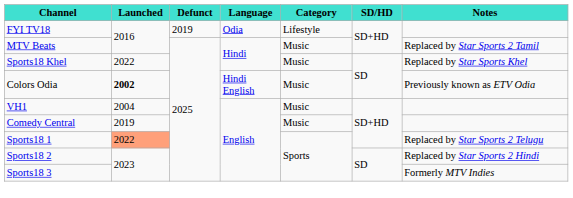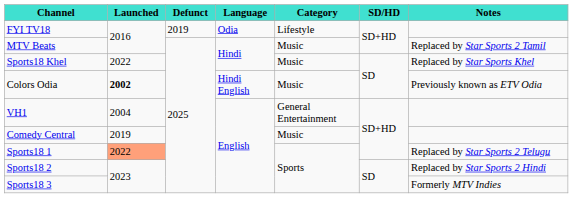(296, 106) Music -> (307, 112) General Entertainment
